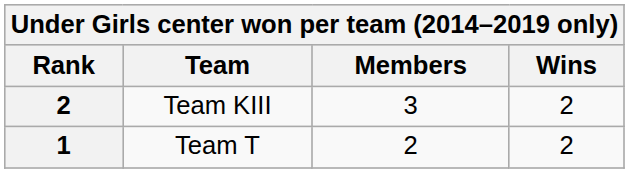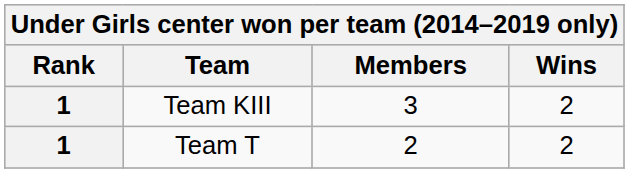(64, 106) 2 -> (64, 106) 1
